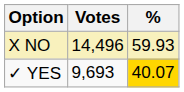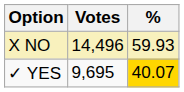(93, 72) 9,693 -> (93, 72) 9,695
